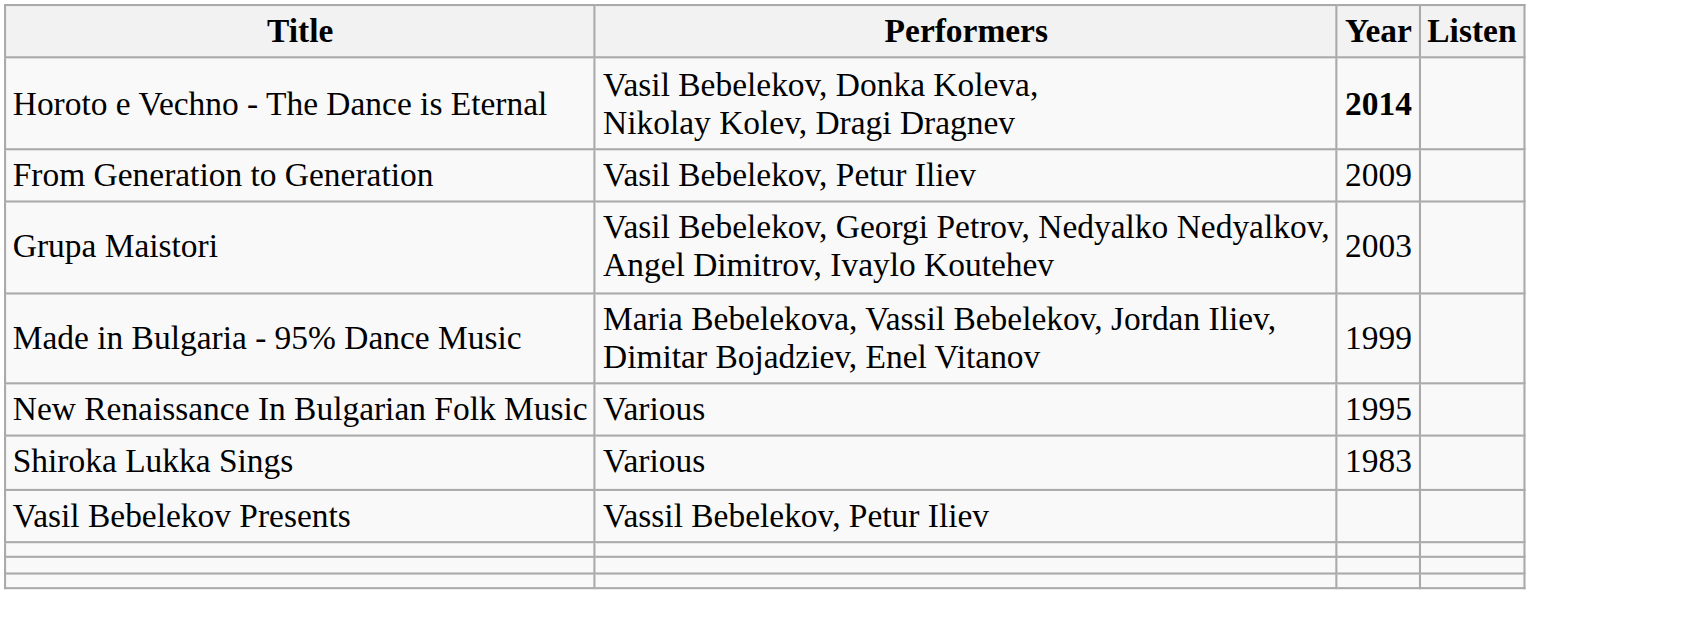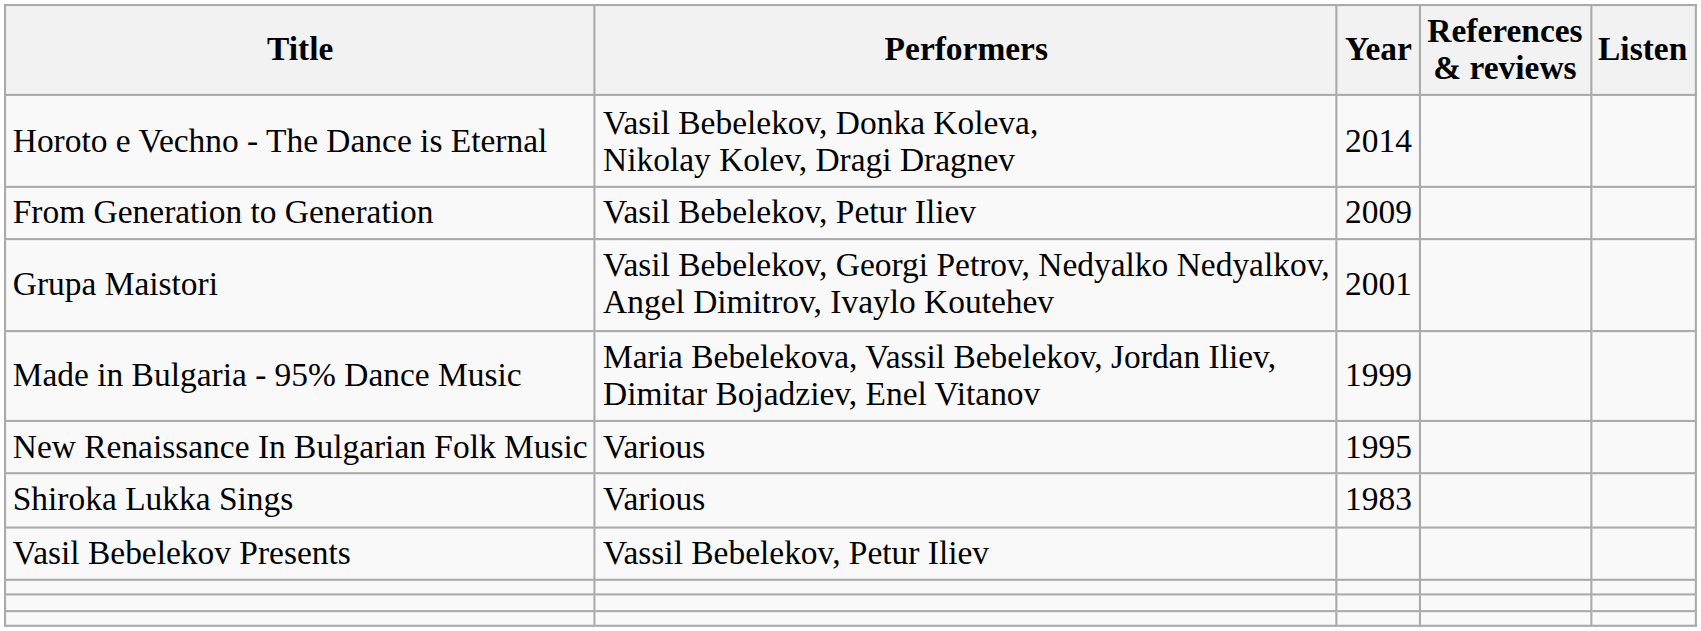+ column: (1505, 49)
(1378, 102) bold -> (1378, 140) normal
(1378, 246) 2003 -> (1378, 284) 2001
